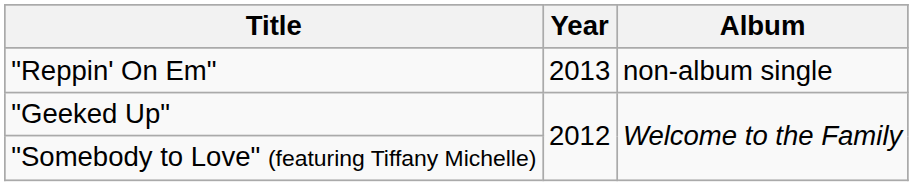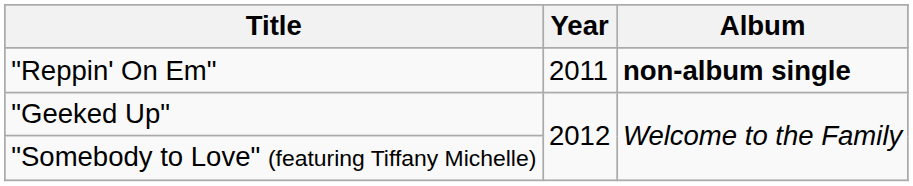(580, 69) 2013 -> (579, 69) 2011
(728, 69) normal -> (737, 69) bold
